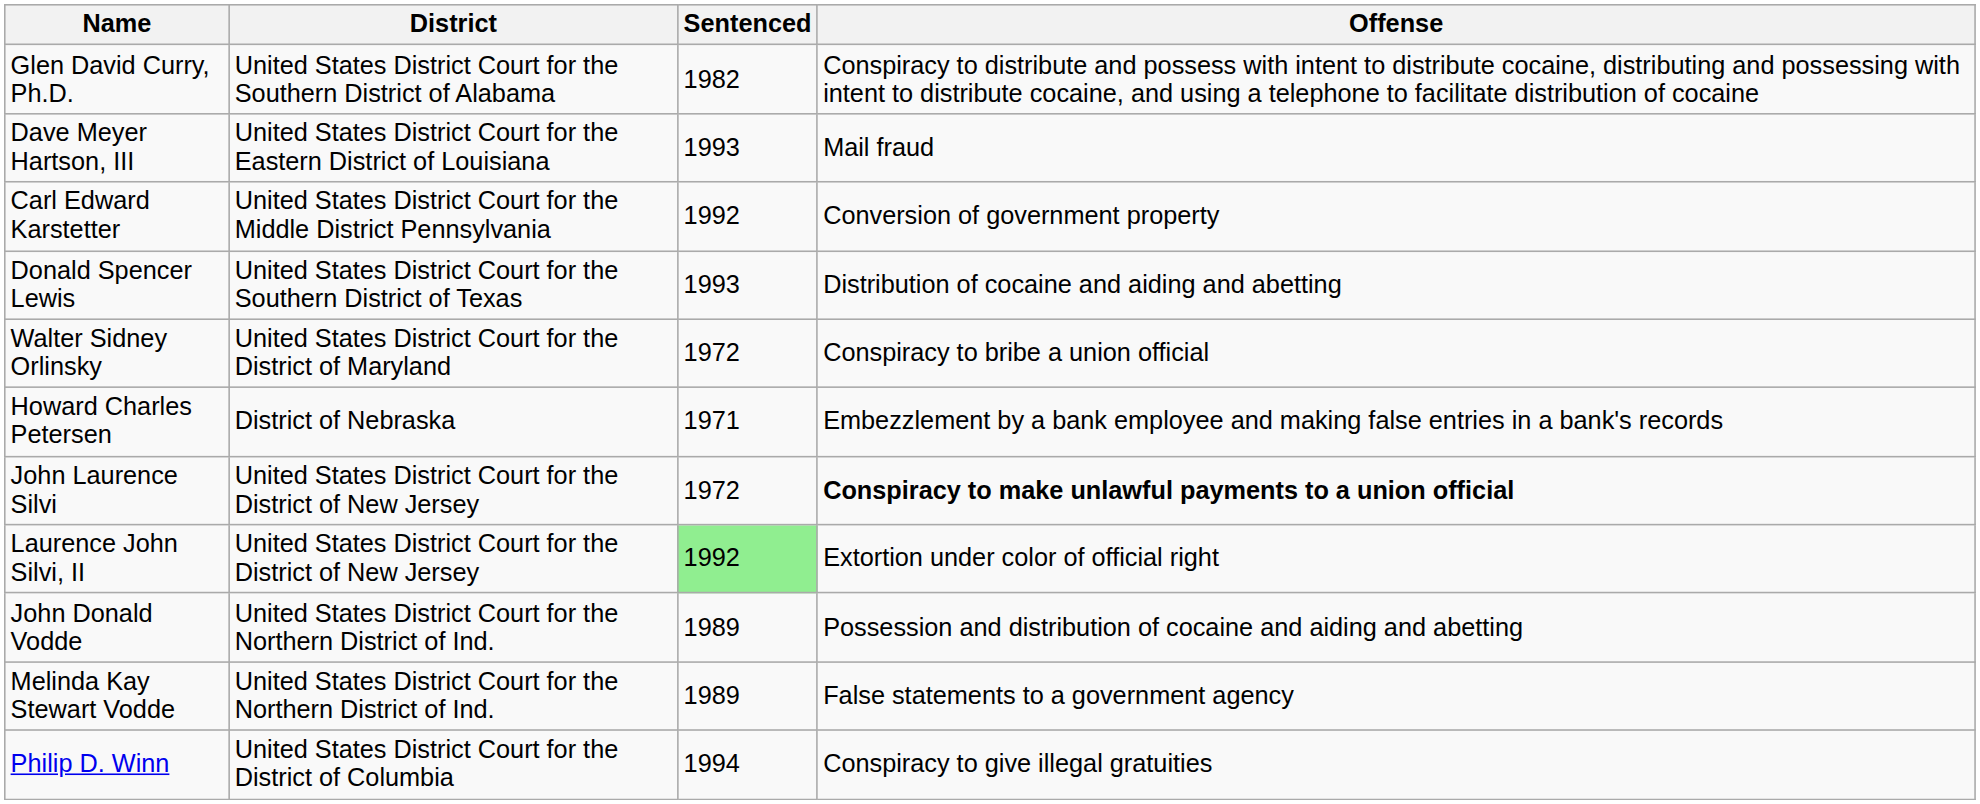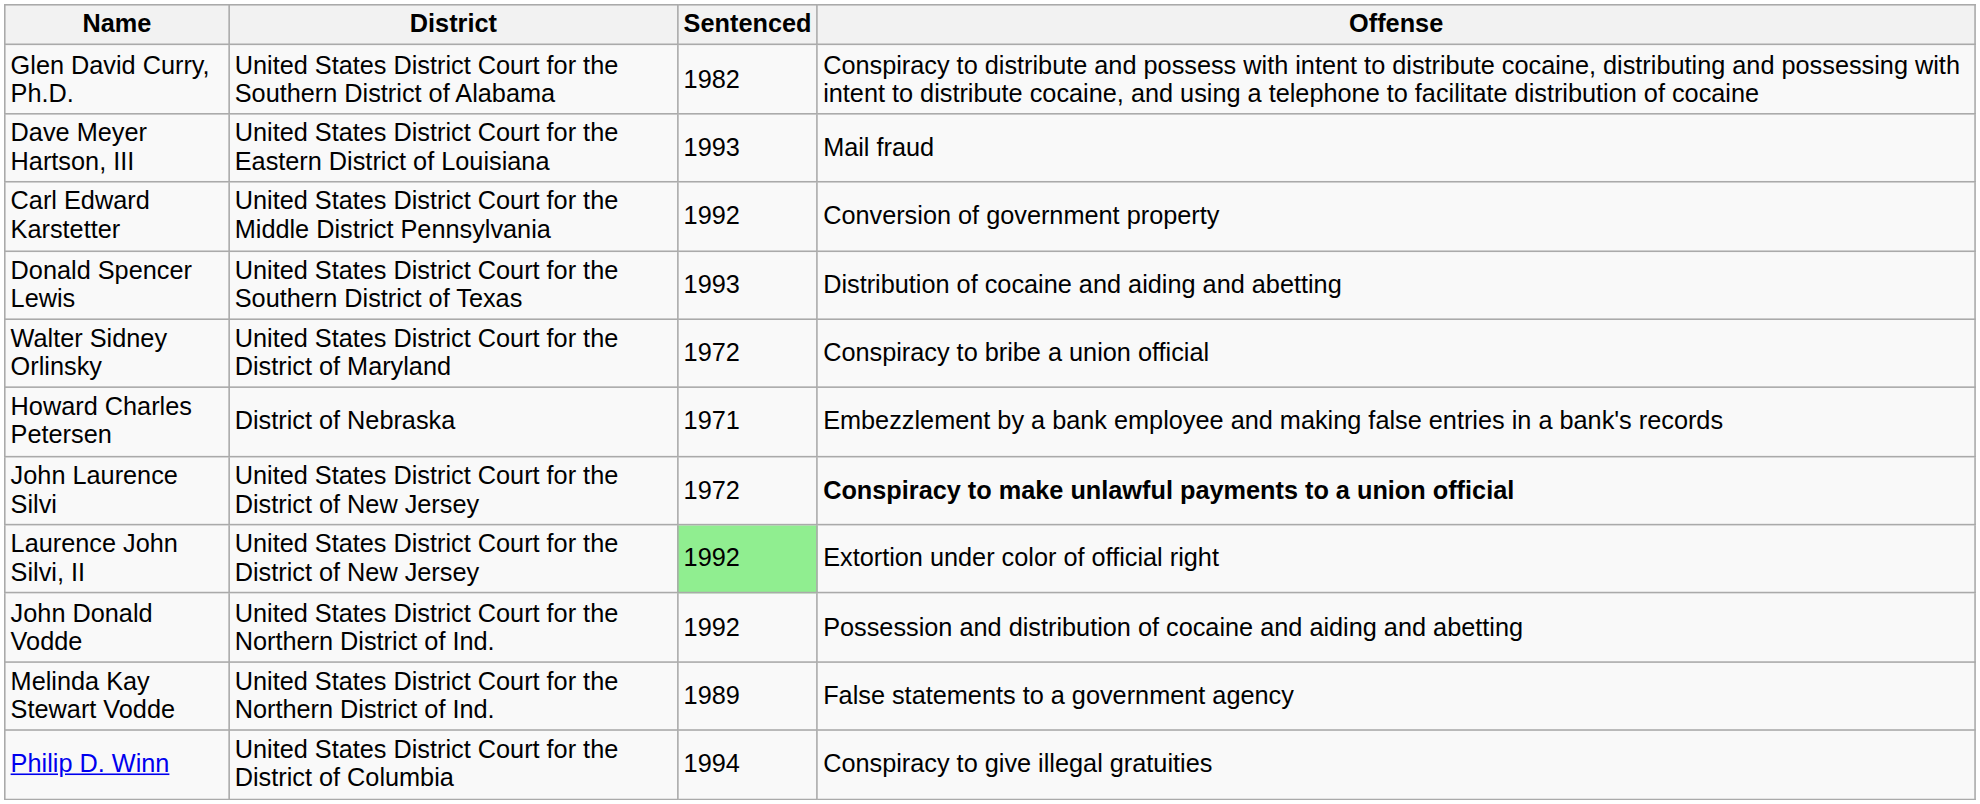(712, 627) 1989 -> (712, 627) 1992
